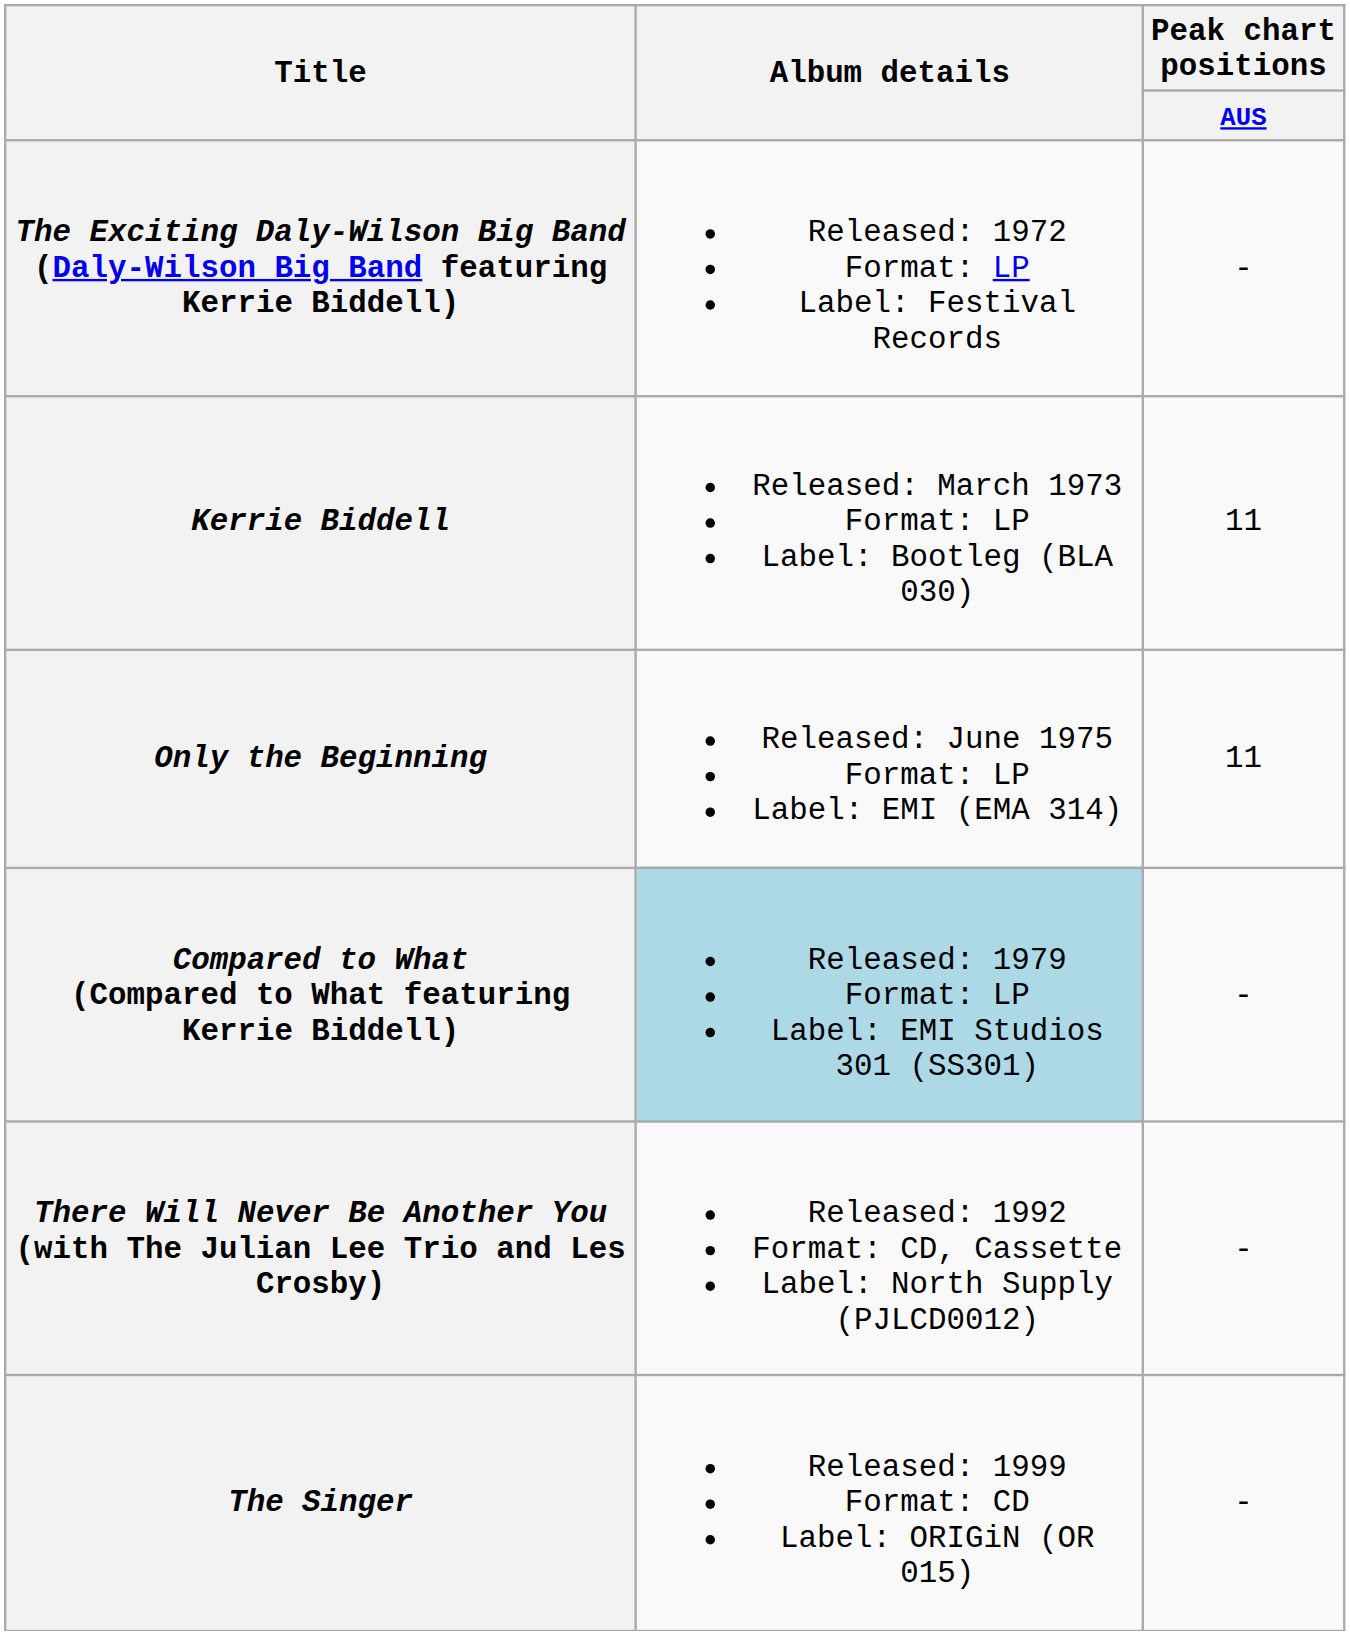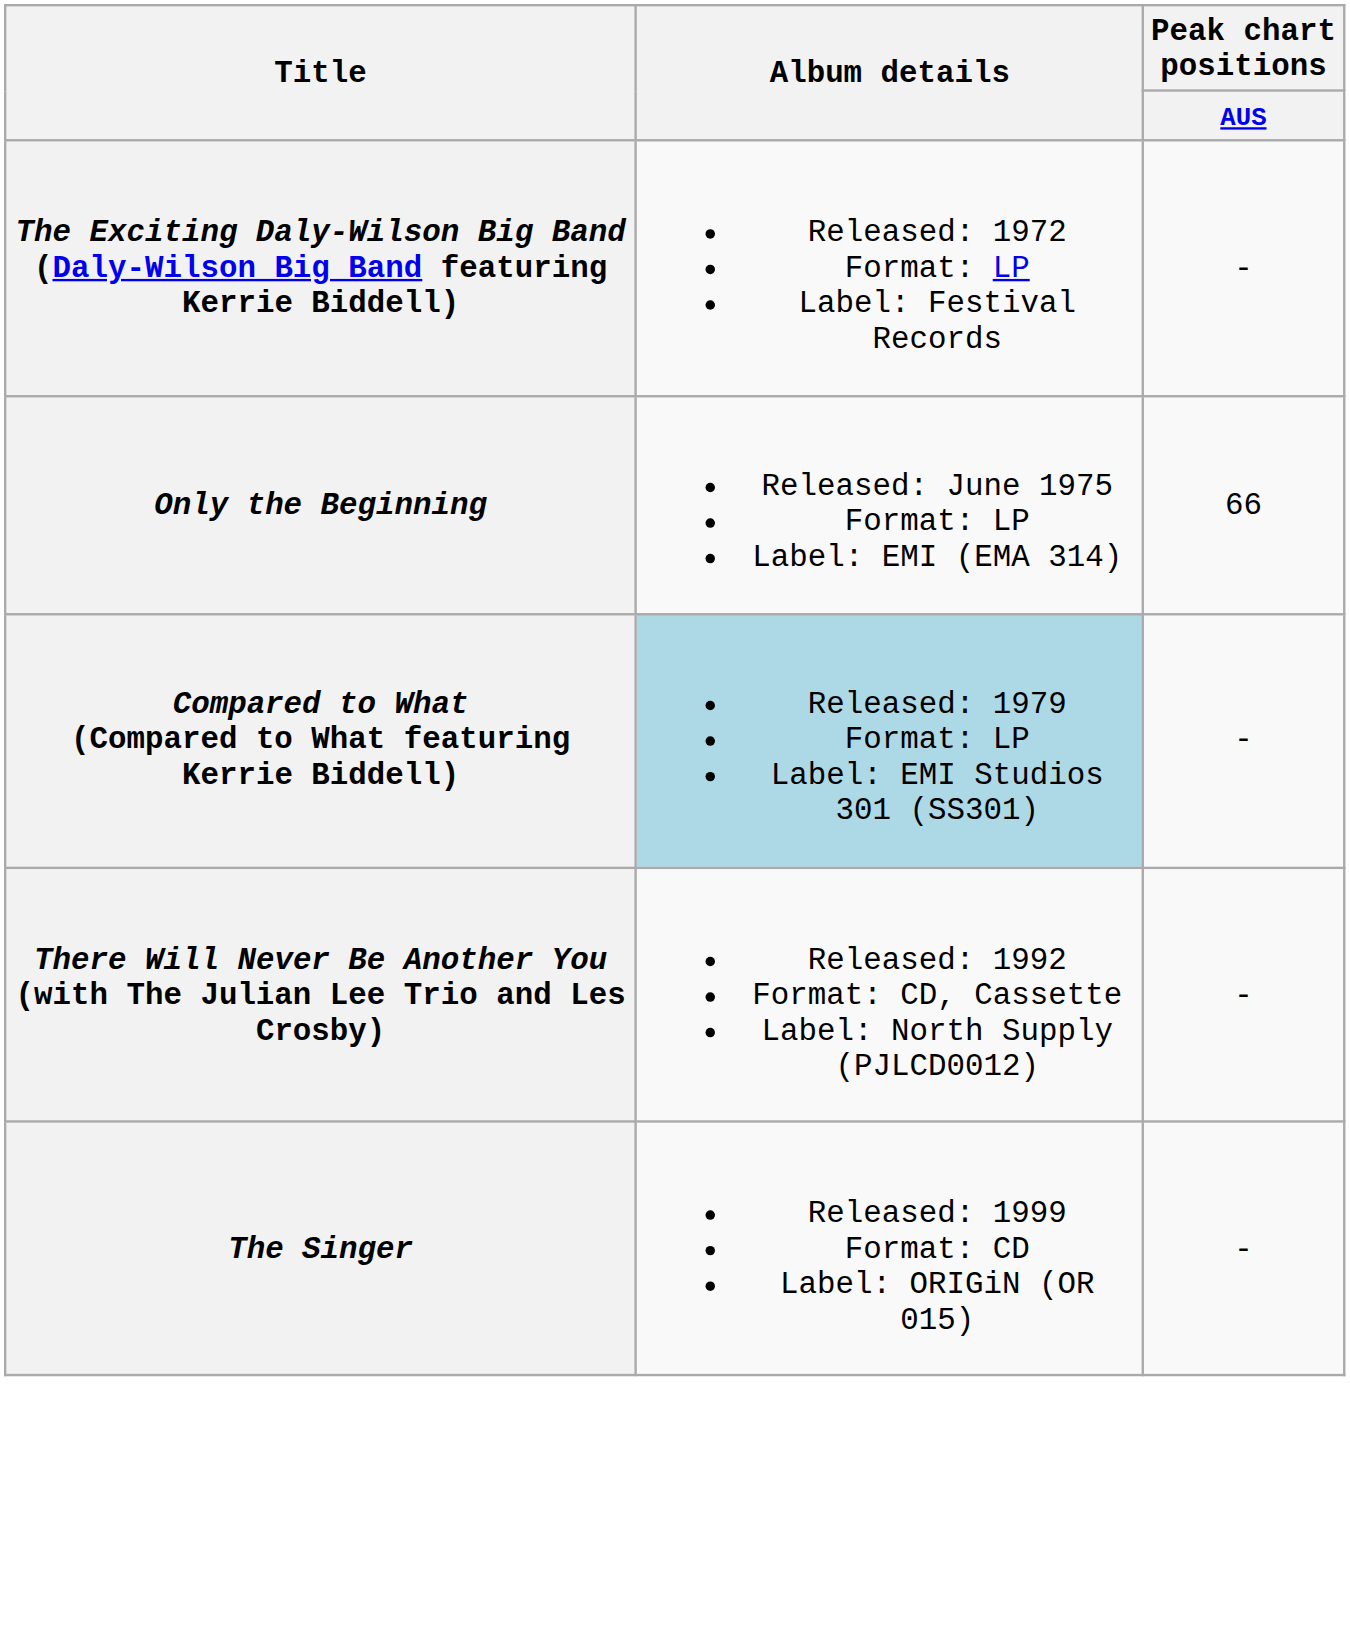- row: (321, 522)
(1243, 758) 11 -> (1243, 504) 66
